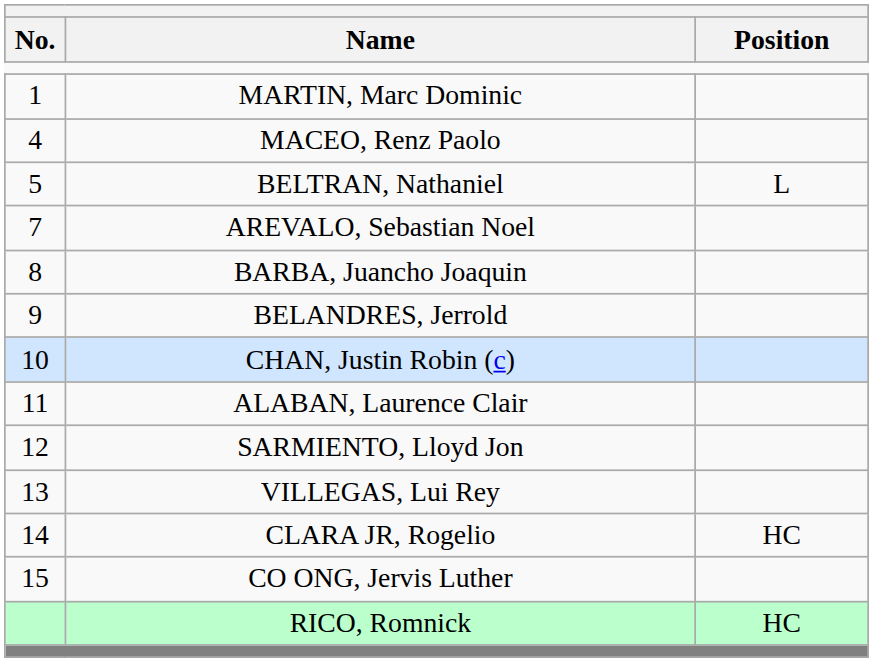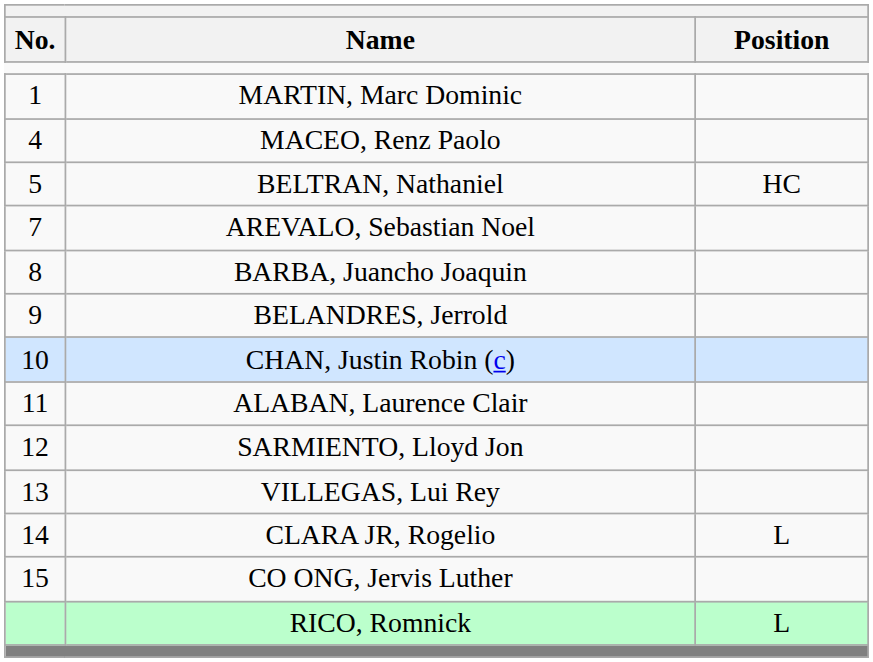(782, 183) L -> (782, 183) HC
(782, 534) HC -> (782, 534) L
(782, 622) HC -> (782, 622) L
